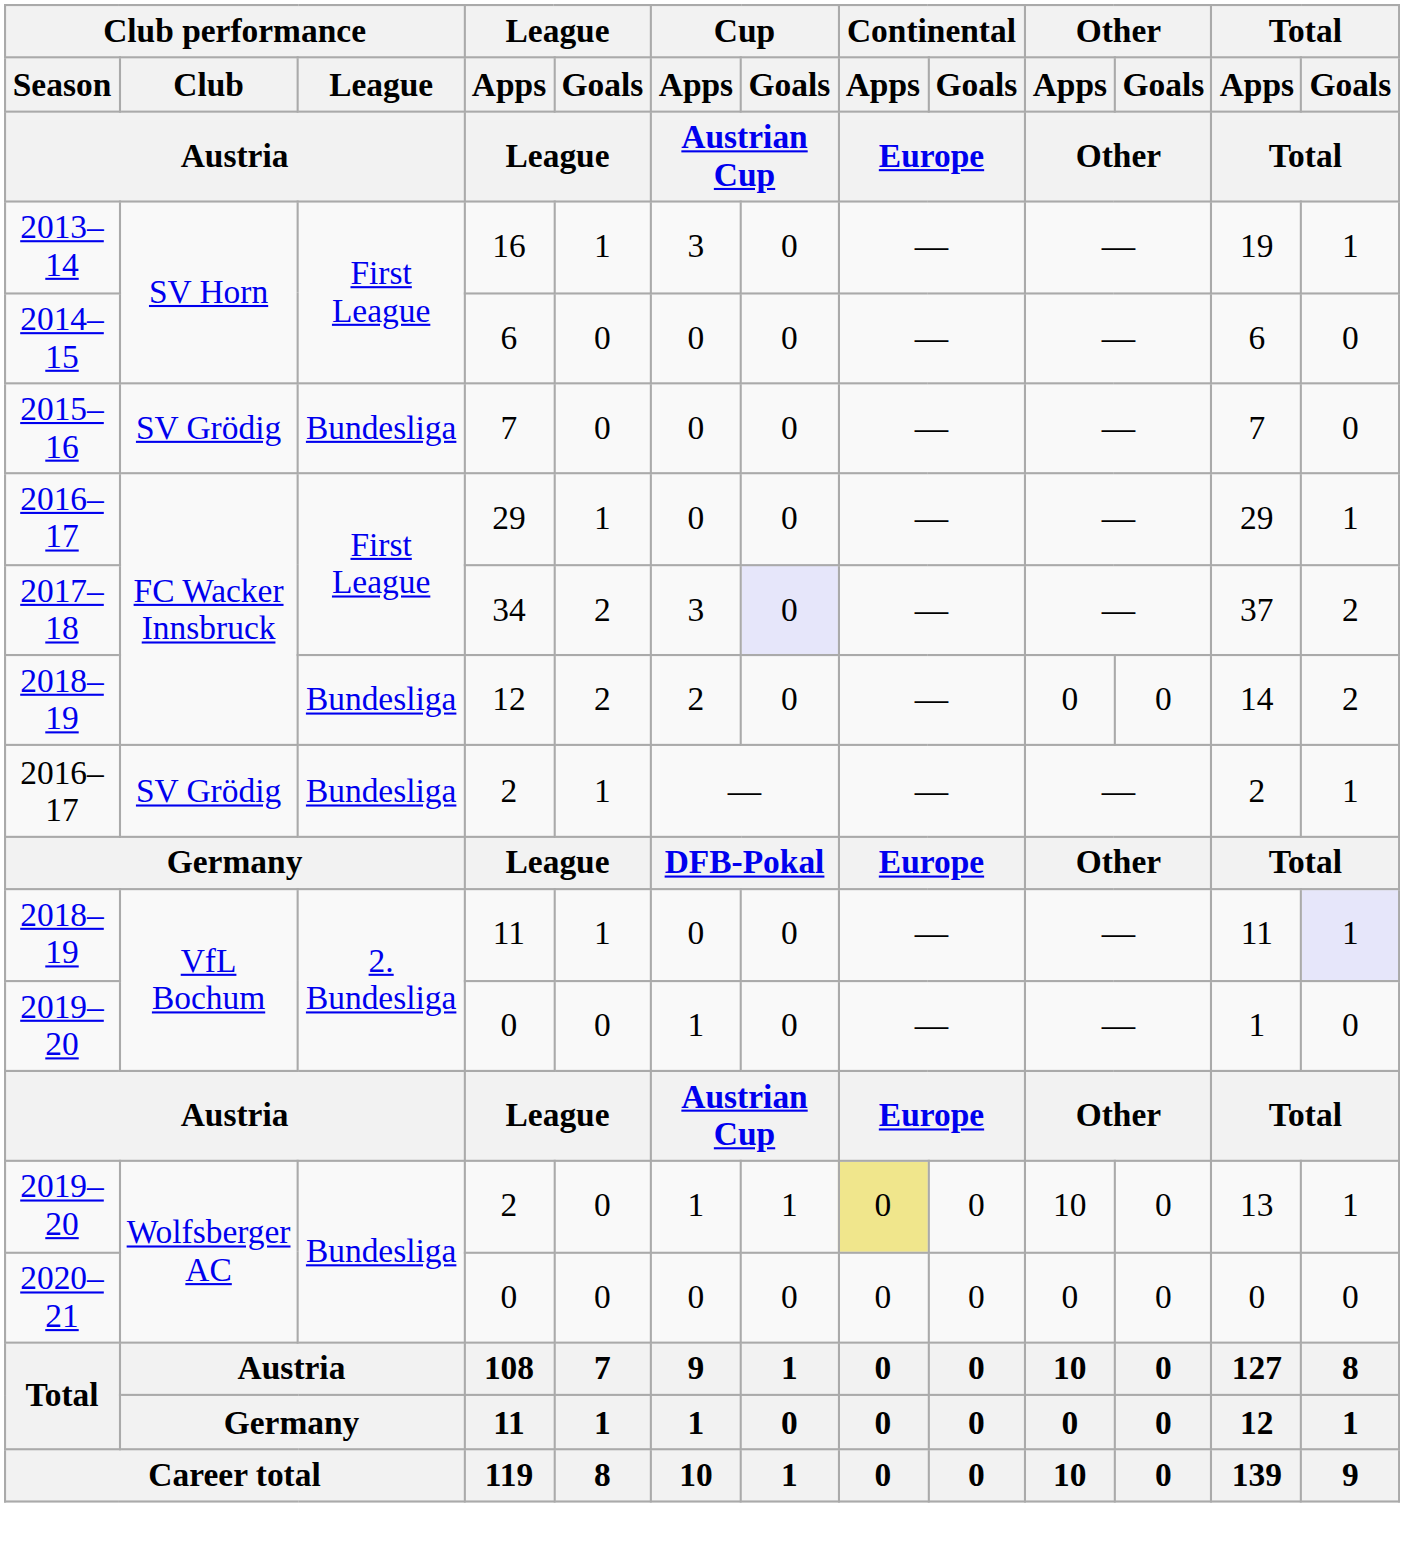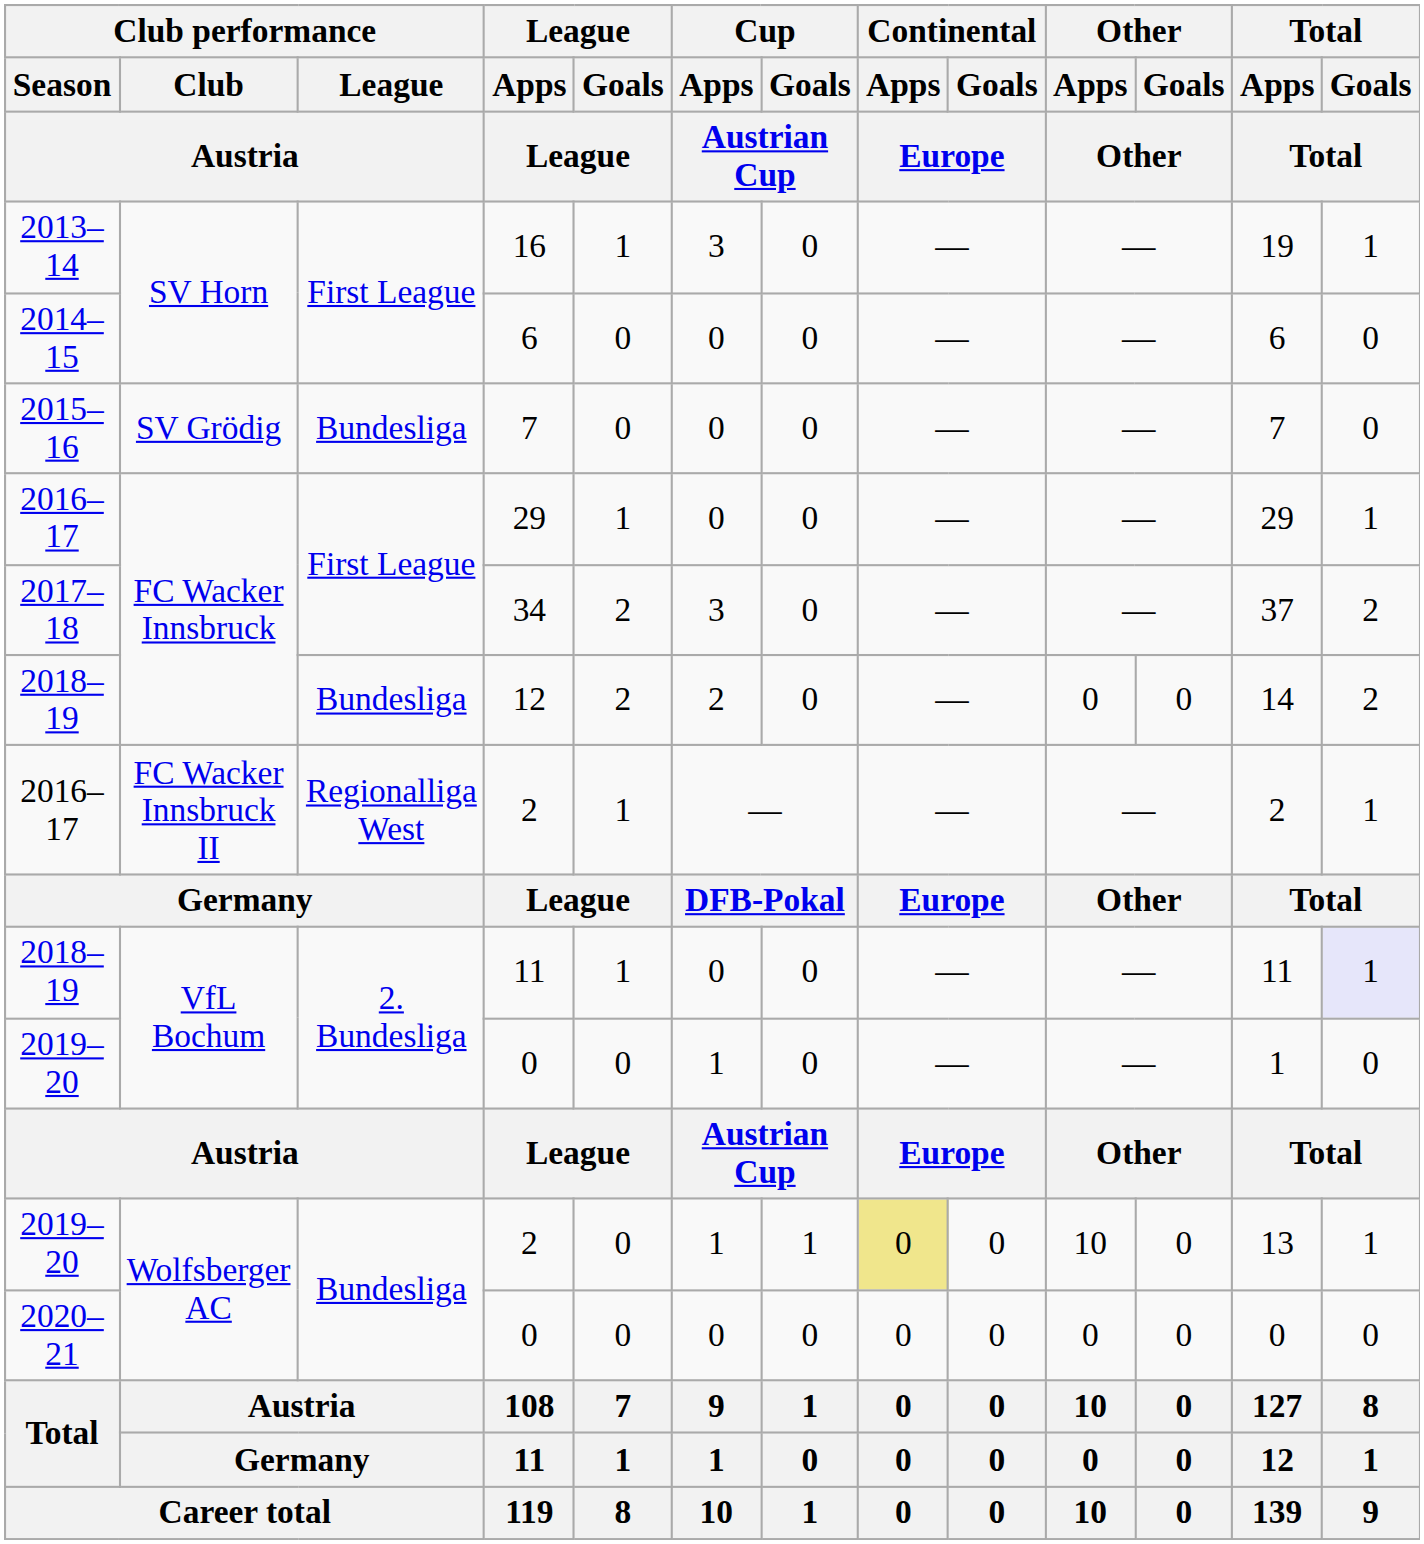(789, 609) lavender background -> (810, 609) no background
(209, 790) SV Grödig -> (209, 809) FC Wacker Innsbruck II
(381, 790) Bundesliga -> (391, 809) Regionalliga West
